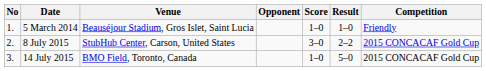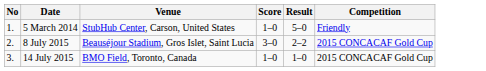- column: (279, 12)
(168, 27) Beauséjour Stadium, Gros Islet, Saint Lucia -> (158, 27) StubHub Center, Carson, United States
(346, 27) 1–0 -> (299, 27) 5–0
(158, 43) StubHub Center, Carson, United States -> (168, 43) Beauséjour Stadium, Gros Islet, Saint Lucia
(346, 58) 5–0 -> (299, 58) 1–0
